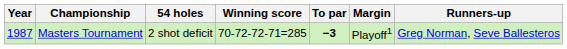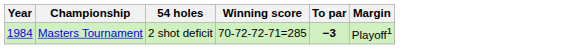- column: (479, 13)
(20, 33) 1987 -> (20, 33) 1984
